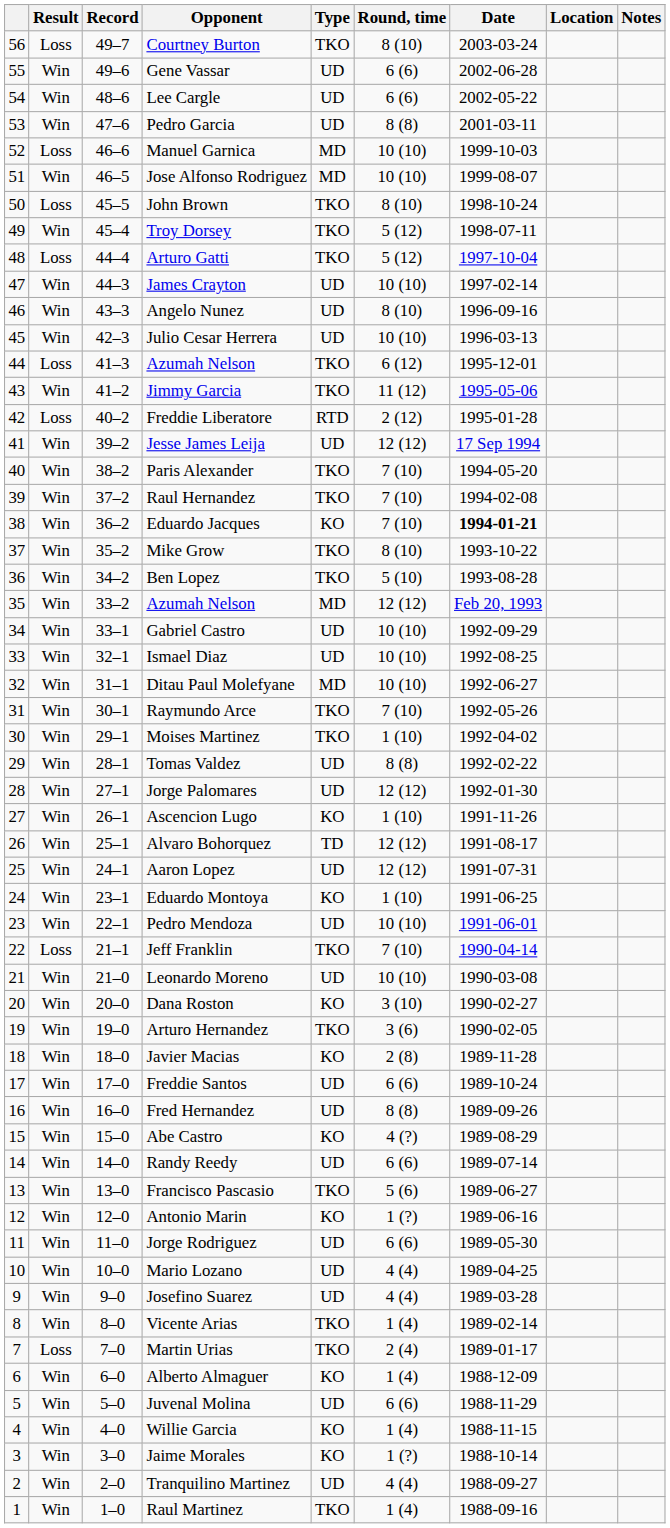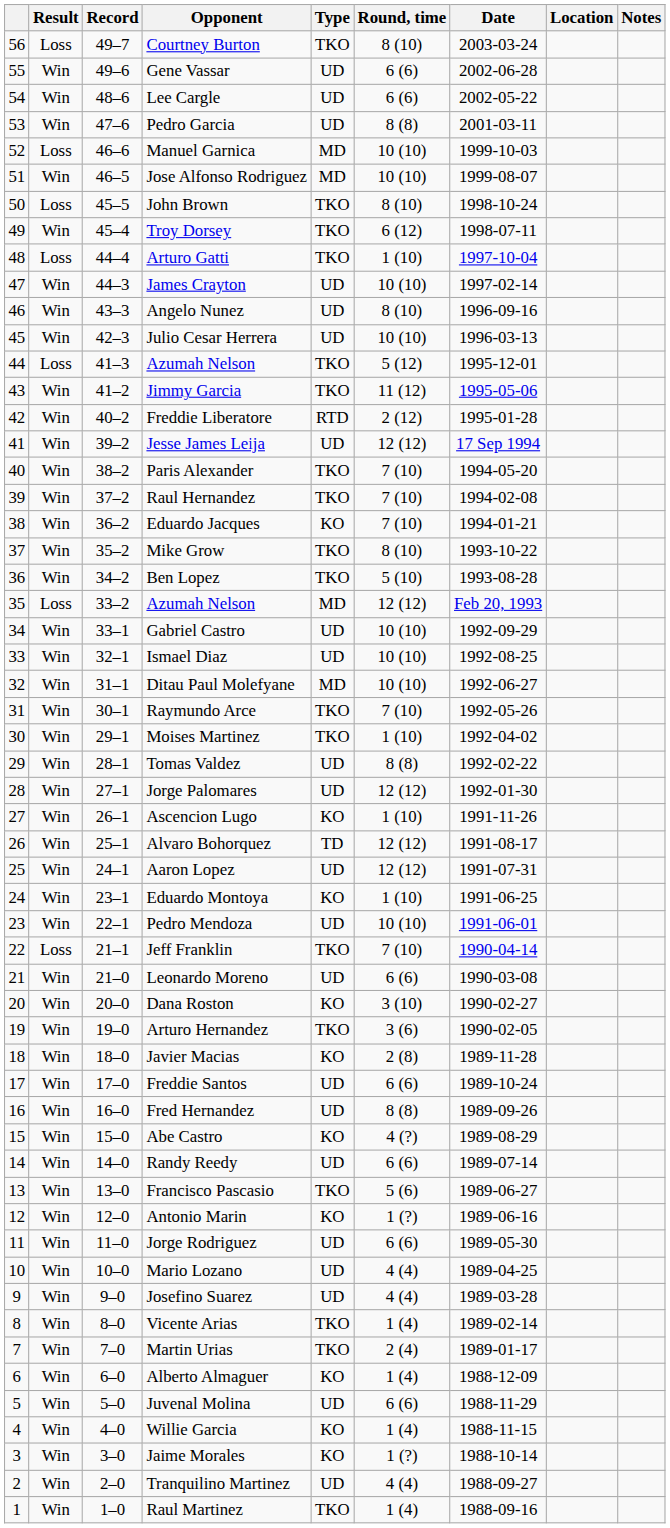(402, 230) 5 (12) -> (402, 230) 6 (12)
(402, 257) 5 (12) -> (402, 257) 1 (10)
(402, 364) 6 (12) -> (402, 364) 5 (12)
(56, 417) Loss -> (56, 417) Win
(498, 524) bold -> (498, 524) normal
(56, 603) Win -> (56, 603) Loss
(402, 976) 10 (10) -> (402, 976) 6 (6)
(56, 1350) Loss -> (56, 1350) Win
